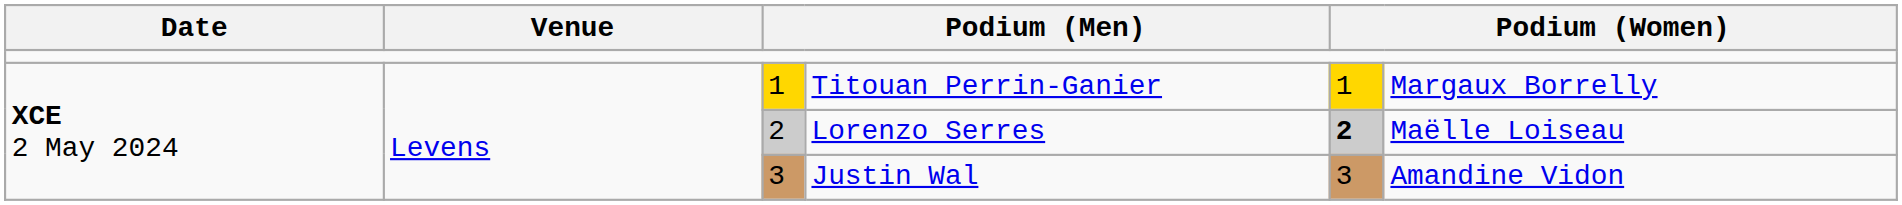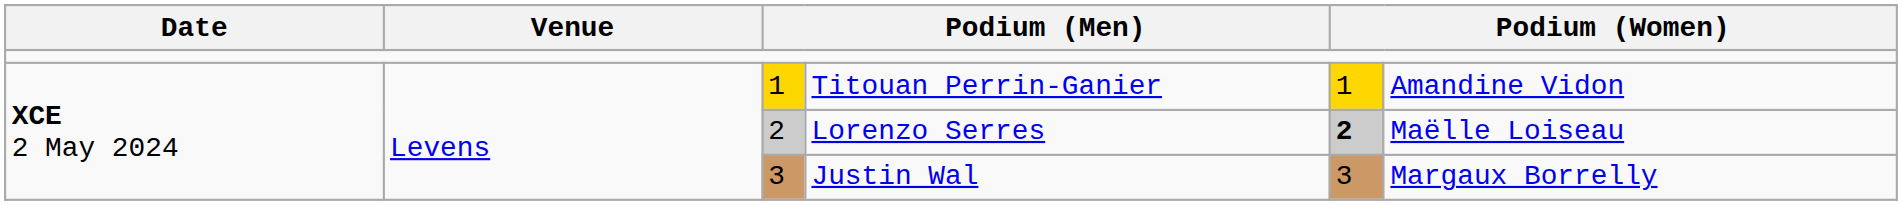(1524, 86) Margaux Borrelly -> (1507, 86) Amandine Vidon
(1507, 177) Amandine Vidon -> (1524, 177) Margaux Borrelly
